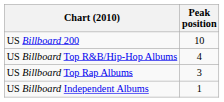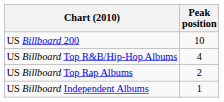(199, 72) 3 -> (199, 72) 2
